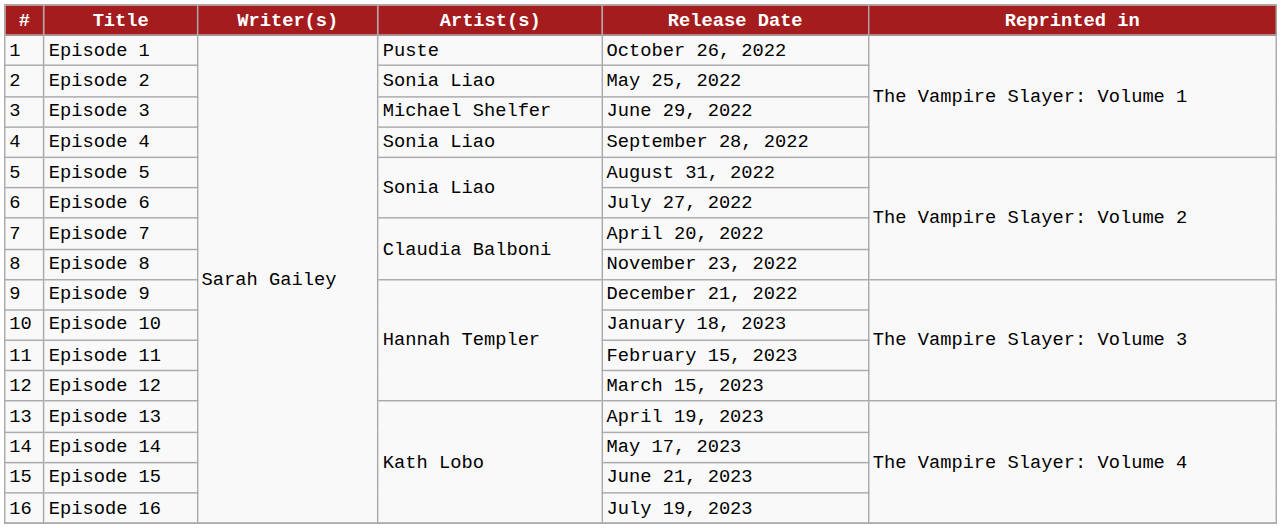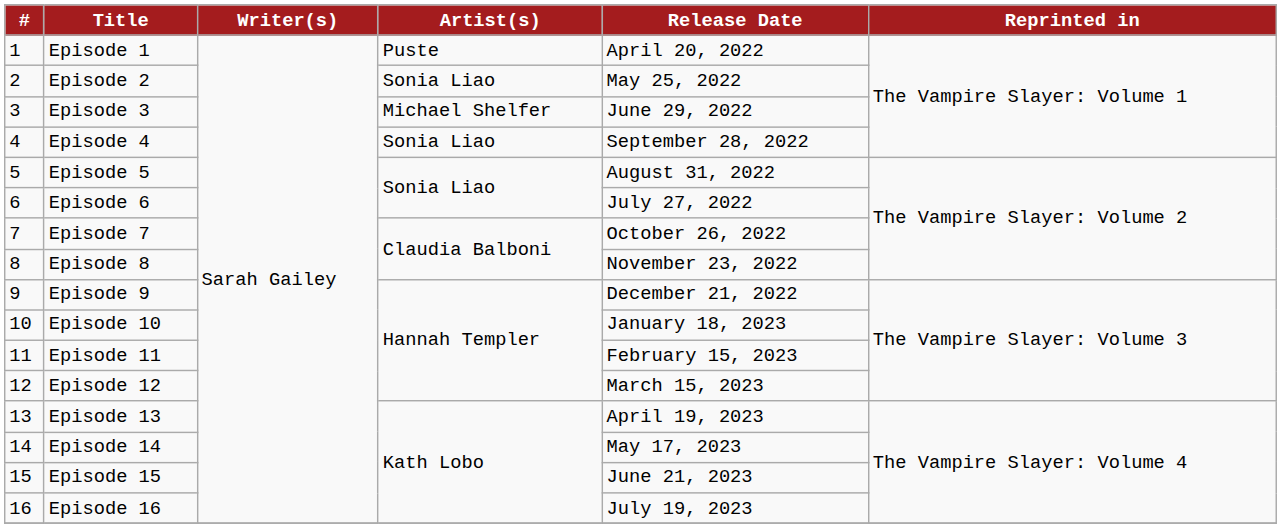(696, 50) October 26, 2022 -> (685, 50) April 20, 2022
(685, 234) April 20, 2022 -> (696, 234) October 26, 2022
